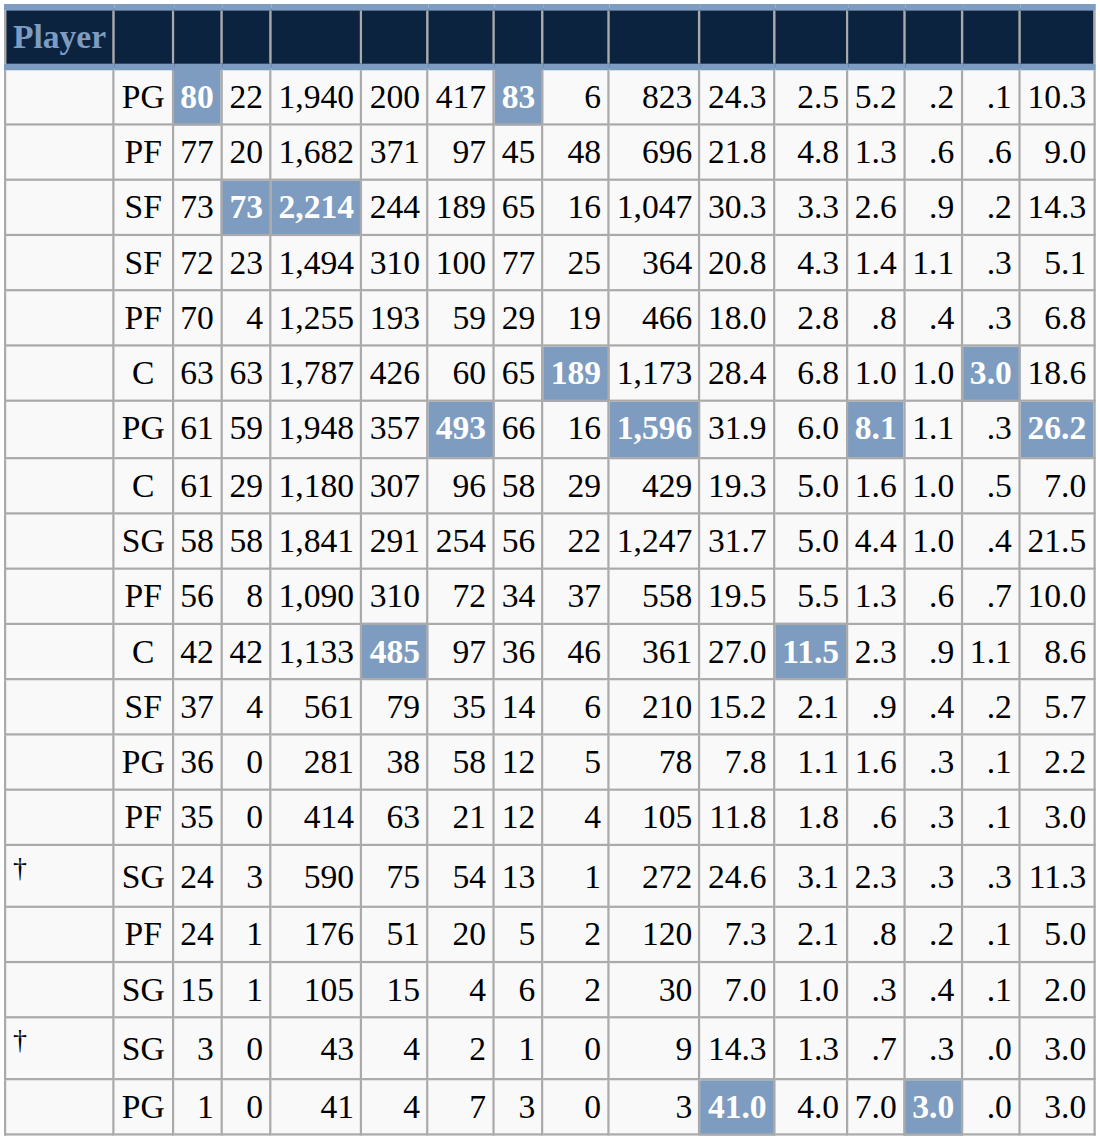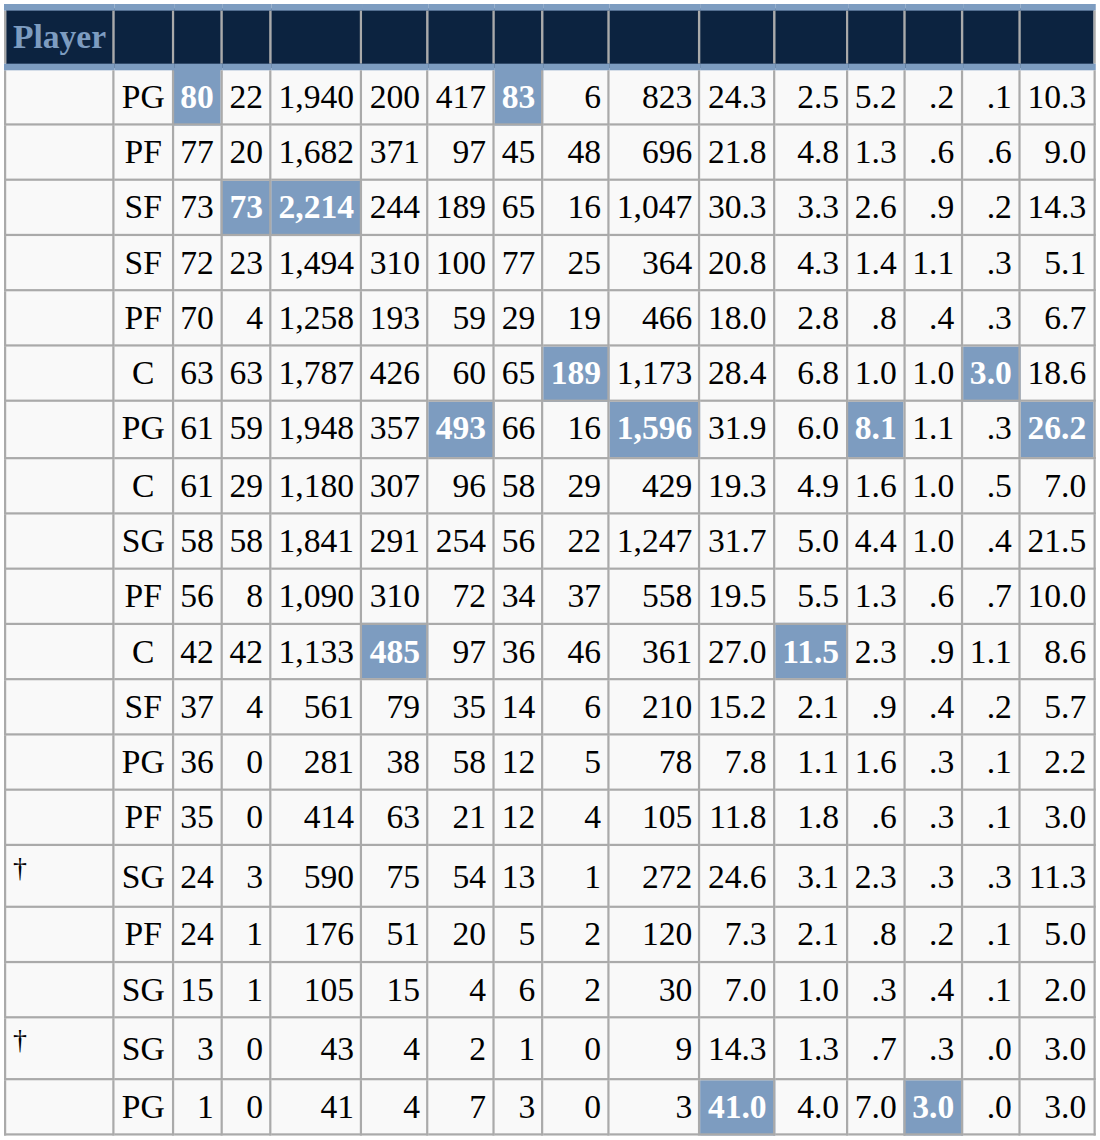(316, 318) 1,255 -> (316, 318) 1,258
(1065, 318) 6.8 -> (1065, 318) 6.7
(818, 484) 5.0 -> (818, 484) 4.9
